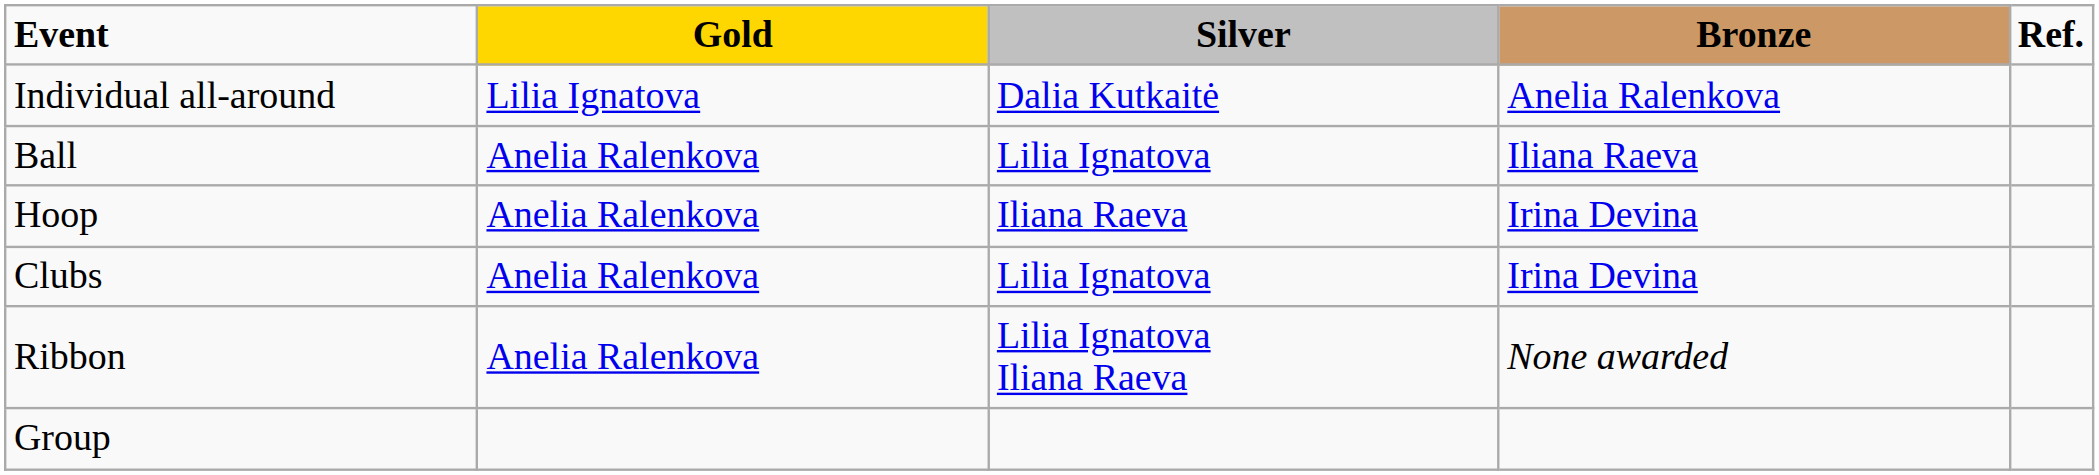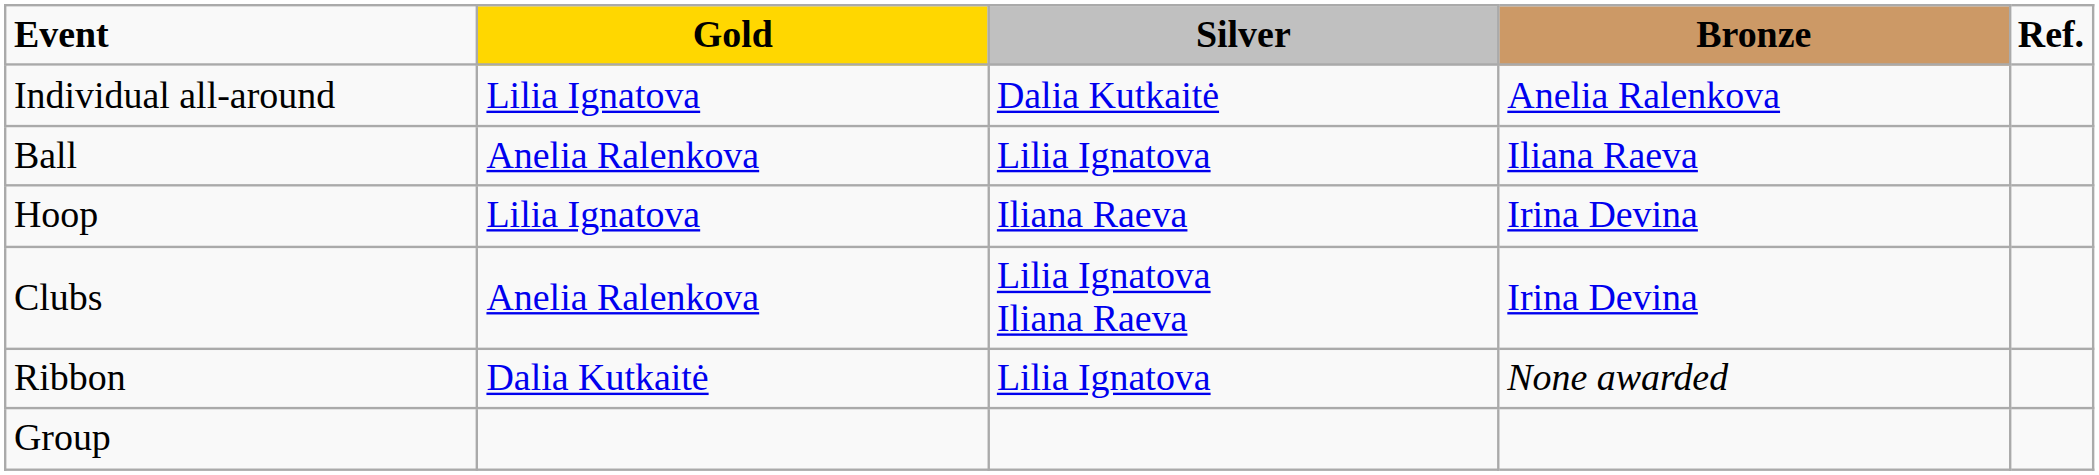(623, 214) Anelia Ralenkova -> (593, 214) Lilia Ignatova
(1104, 275) Lilia Ignatova -> (1104, 296) Lilia Ignatova Iliana Raeva
(623, 356) Anelia Ralenkova -> (598, 377) Dalia Kutkaitė
(1104, 356) Lilia Ignatova Iliana Raeva -> (1104, 377) Lilia Ignatova
